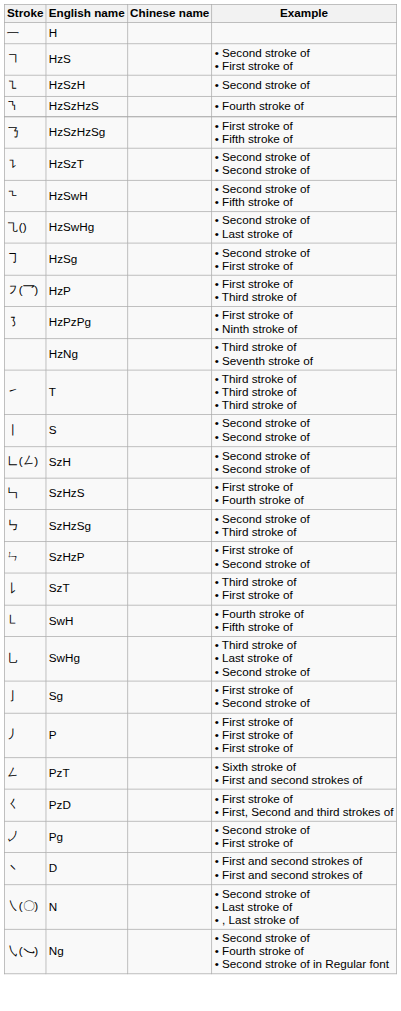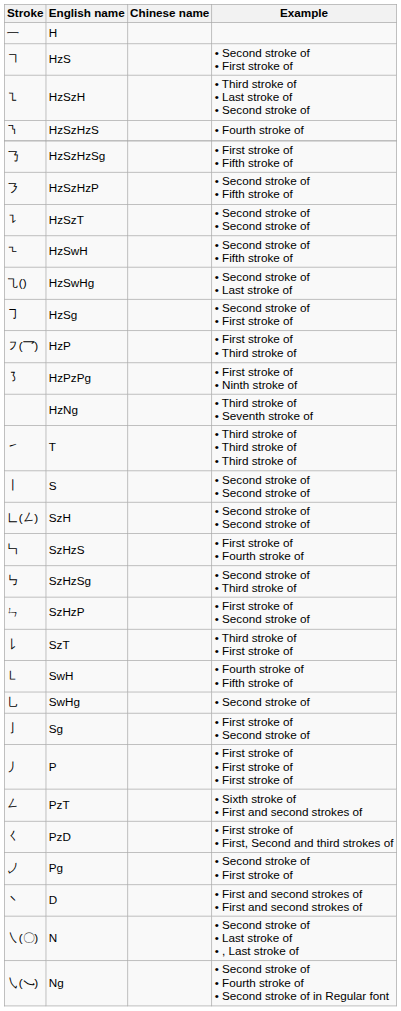(262, 85) • Second stroke of -> (262, 97) • Third stroke of • Last stroke of • Second stroke of
+ row: (74, 188)
(262, 658) • Third stroke of • Last stroke of • Second stroke of -> (262, 702) • Second stroke of
